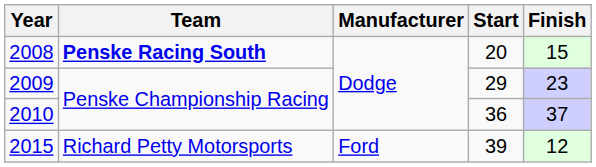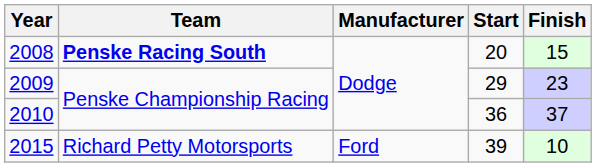(557, 146) 12 -> (557, 146) 10
